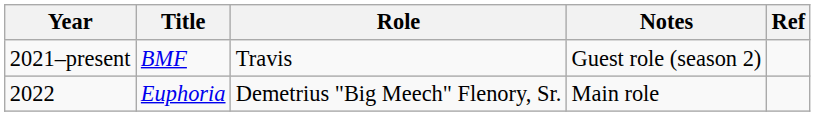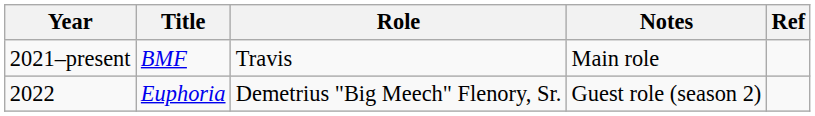(666, 57) Guest role (season 2) -> (615, 57) Main role
(615, 93) Main role -> (666, 93) Guest role (season 2)
